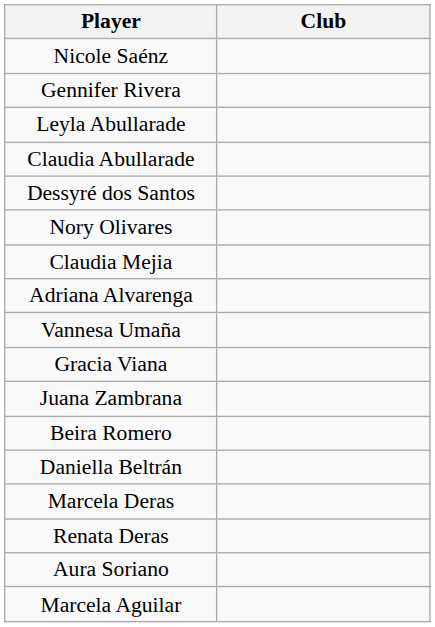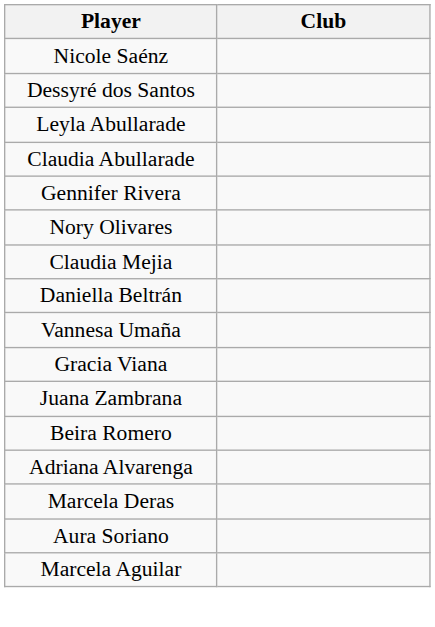rows swapped: (111, 192) <-> (111, 90)
rows swapped: (111, 466) <-> (111, 295)
- row: (111, 535)
